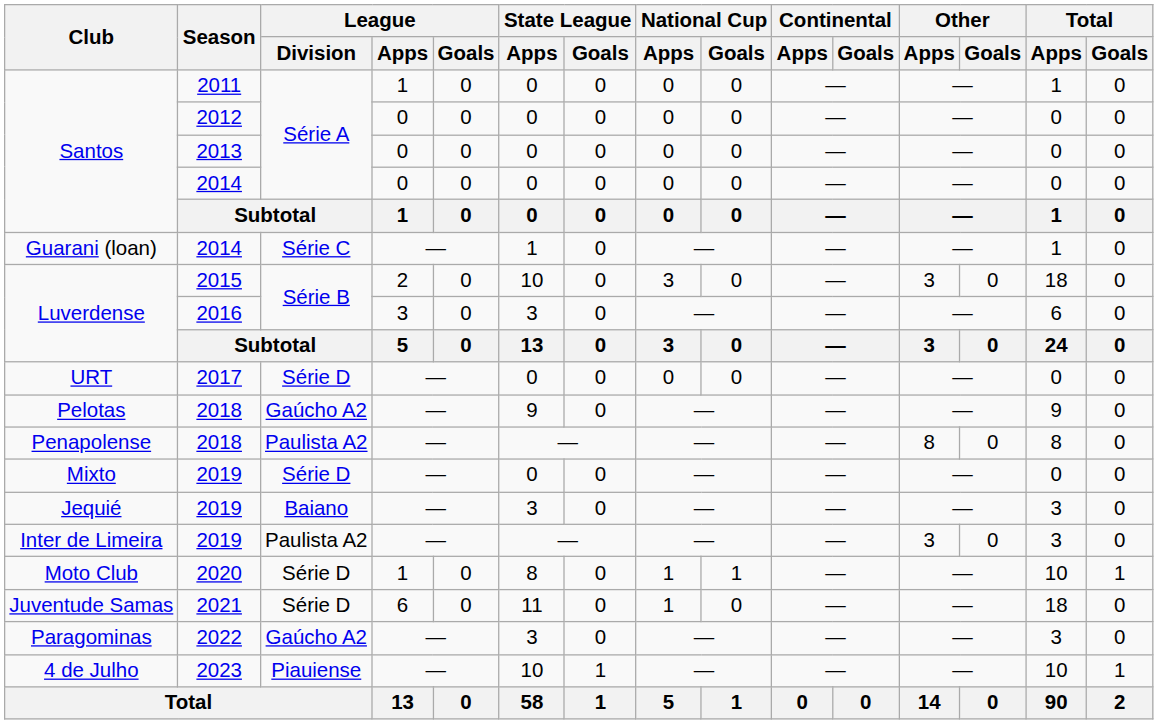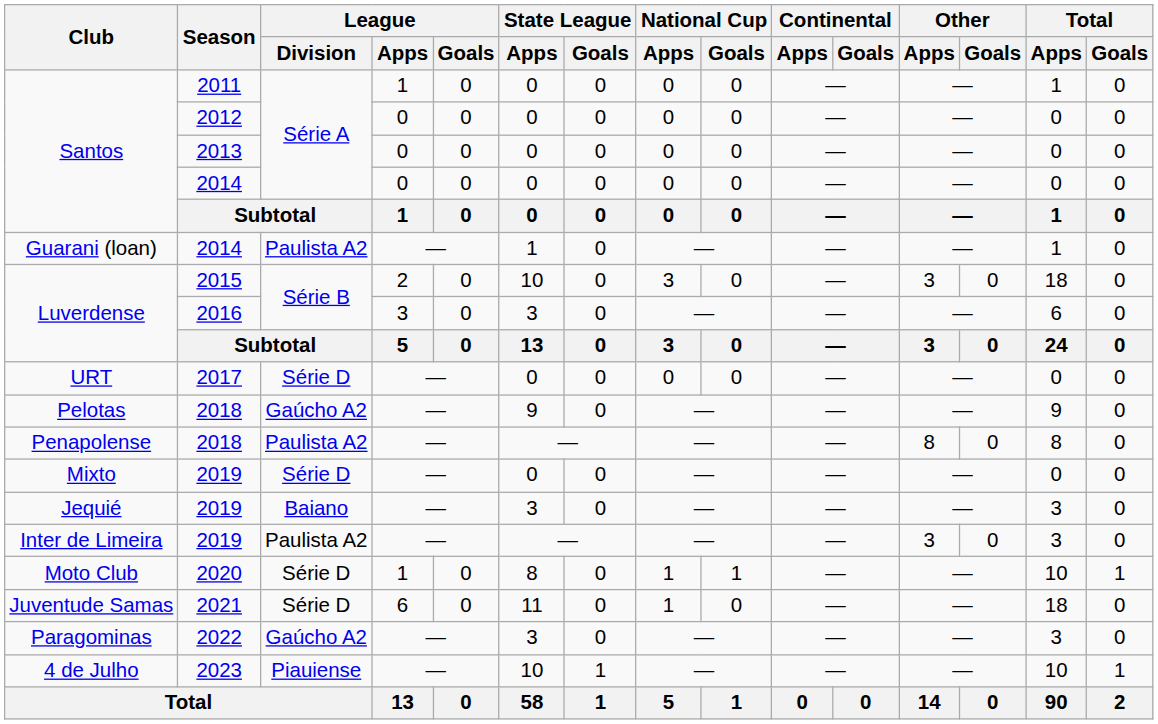(316, 248) Série C -> (316, 248) Paulista A2
